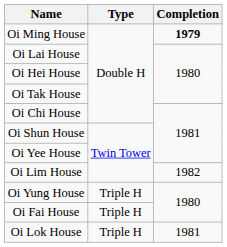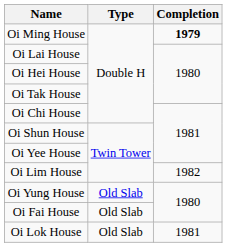(121, 192) Triple H -> (121, 192) Old Slab
(121, 212) Triple H -> (121, 212) Old Slab
(121, 232) Triple H -> (121, 232) Old Slab
